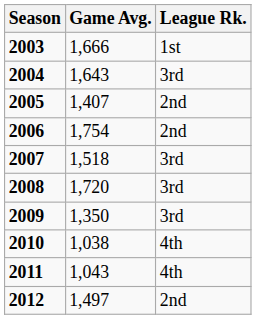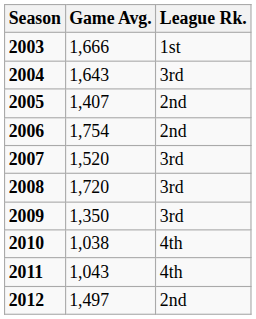(89, 159) 1,518 -> (89, 159) 1,520
